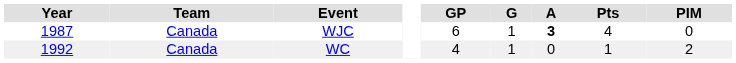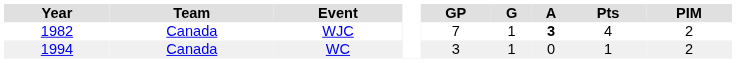(57, 31) 1987 -> (57, 31) 1982
(456, 31) 6 -> (456, 31) 7
(689, 31) 0 -> (689, 31) 2
(57, 49) 1992 -> (57, 49) 1994
(456, 49) 4 -> (456, 49) 3
